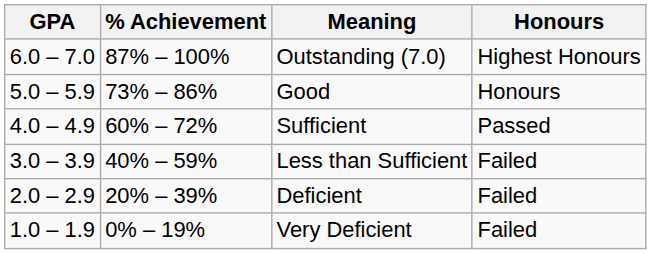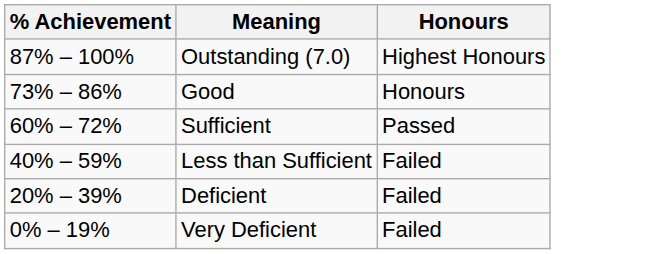- column: (52, 21)
